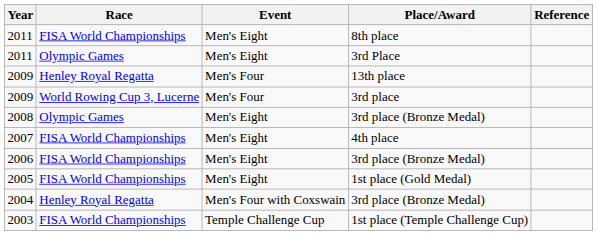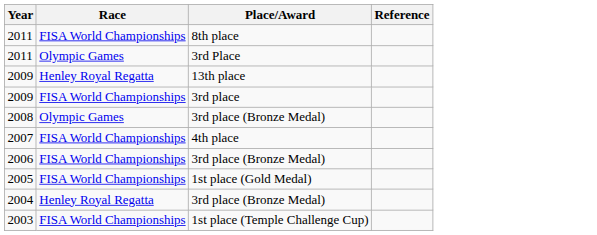- column: (275, 14)
(119, 96) World Rowing Cup 3, Lucerne -> (112, 96) FISA World Championships
